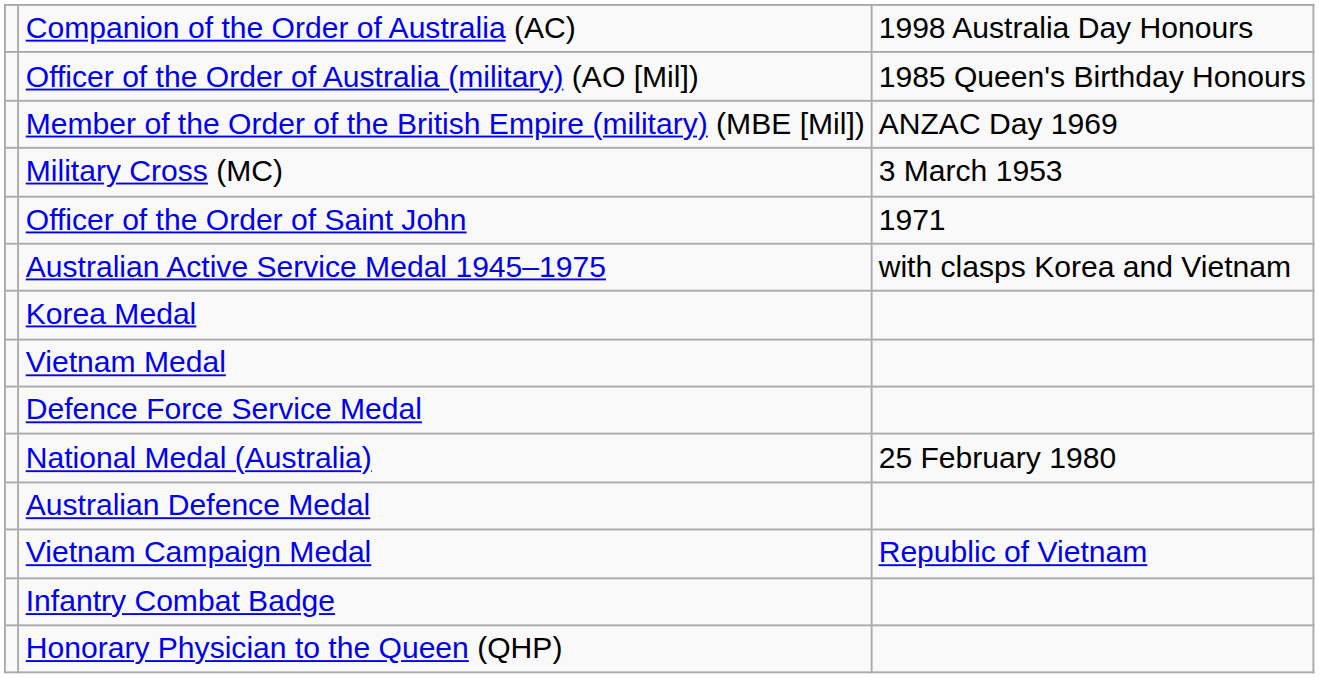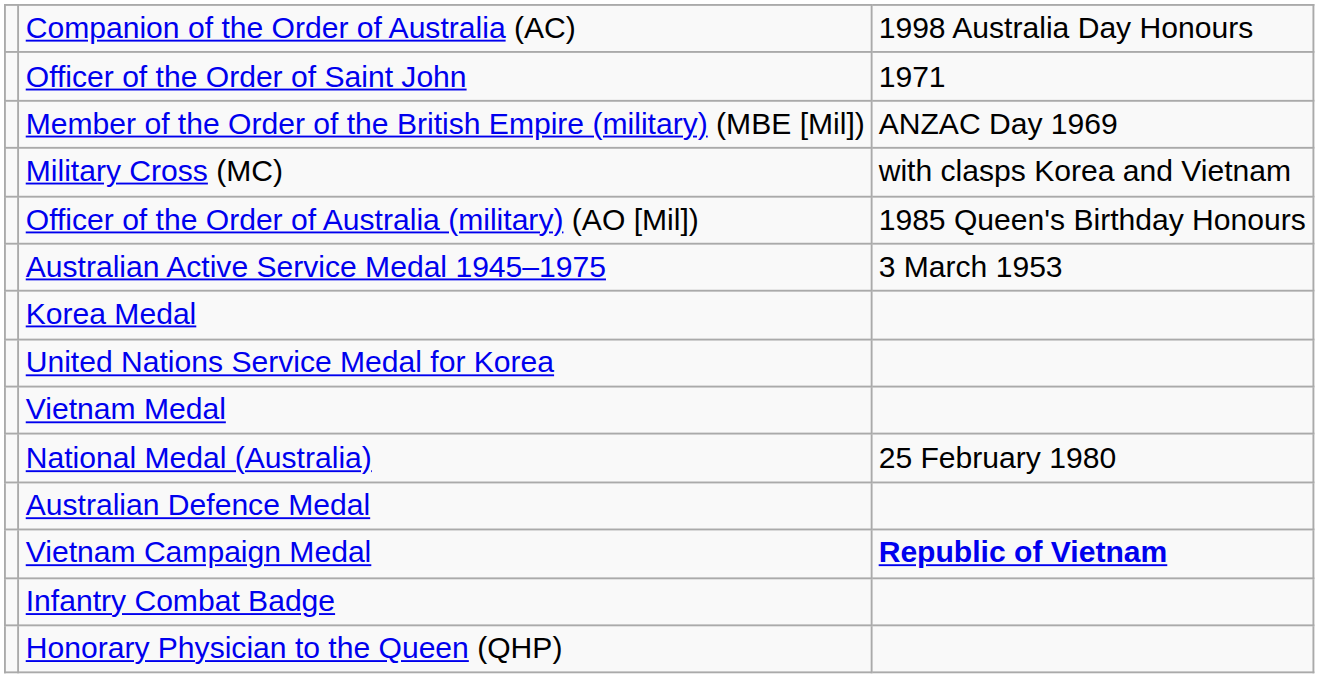rows swapped: (362, 76) <-> (246, 219)
(971, 171) 3 March 1953 -> (1085, 171) with clasps Korea and Vietnam
(1085, 266) with clasps Korea and Vietnam -> (971, 266) 3 March 1953
+ row: (290, 362)
- row: (224, 409)
(1013, 553) normal -> (1023, 553) bold
